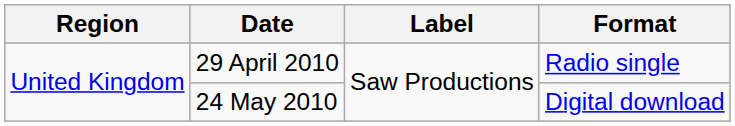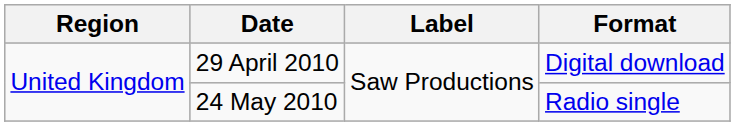(612, 62) Radio single -> (635, 62) Digital download
(635, 101) Digital download -> (612, 101) Radio single
